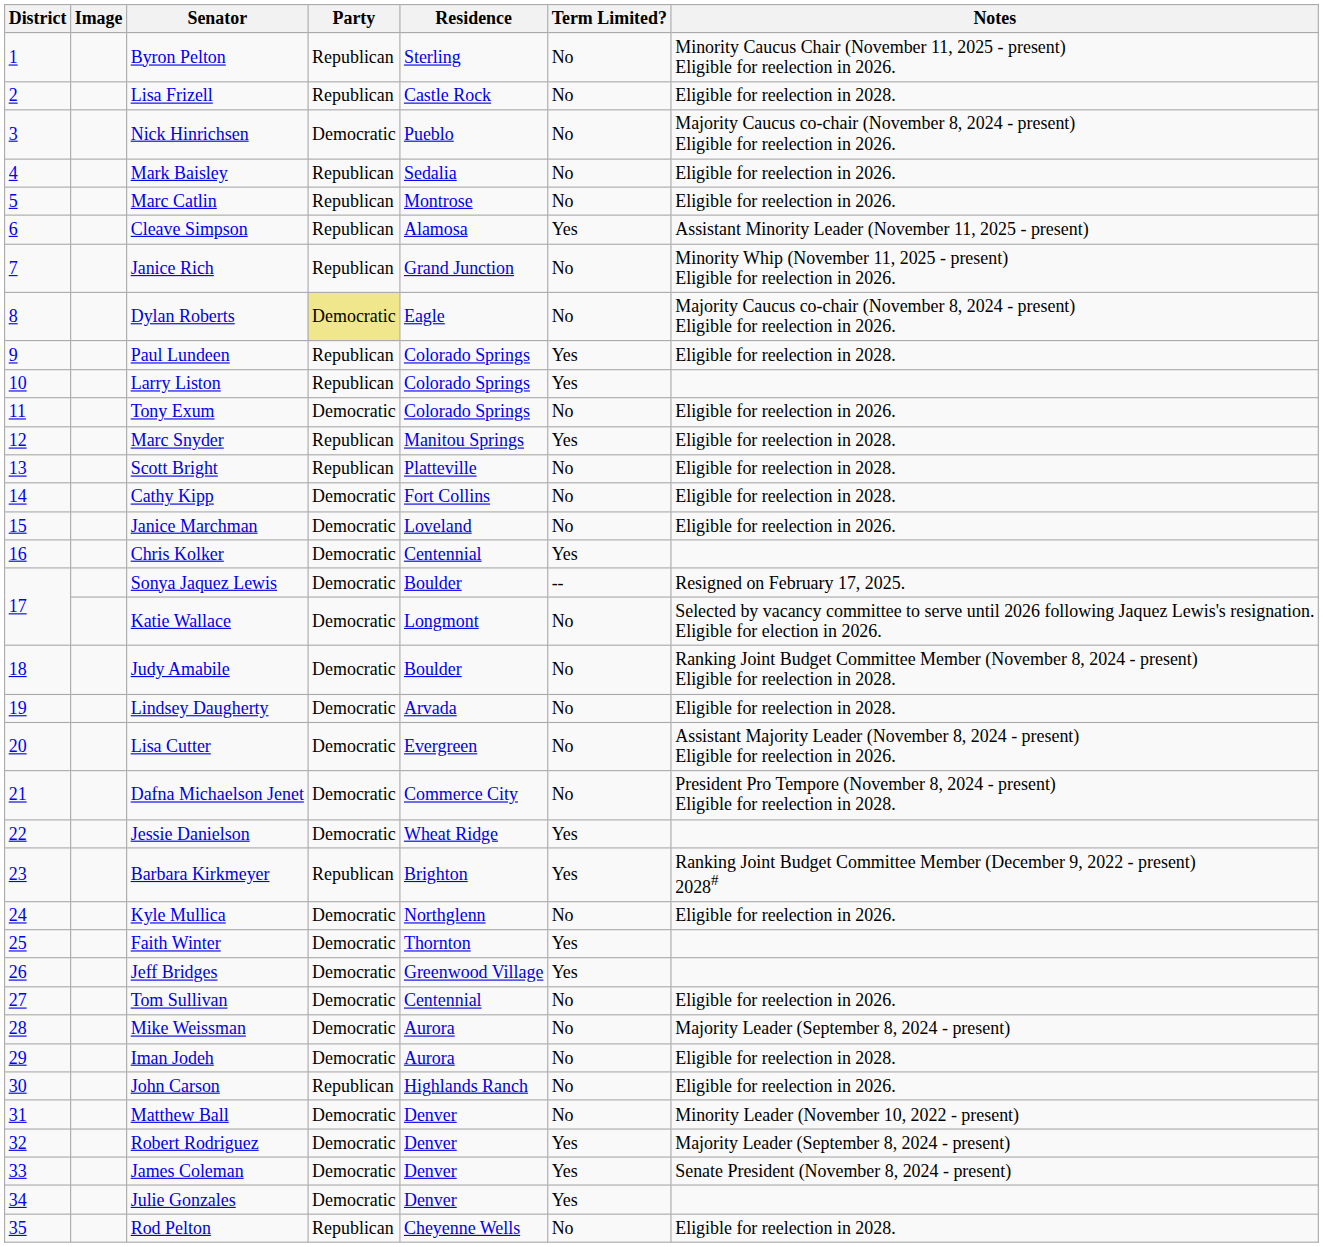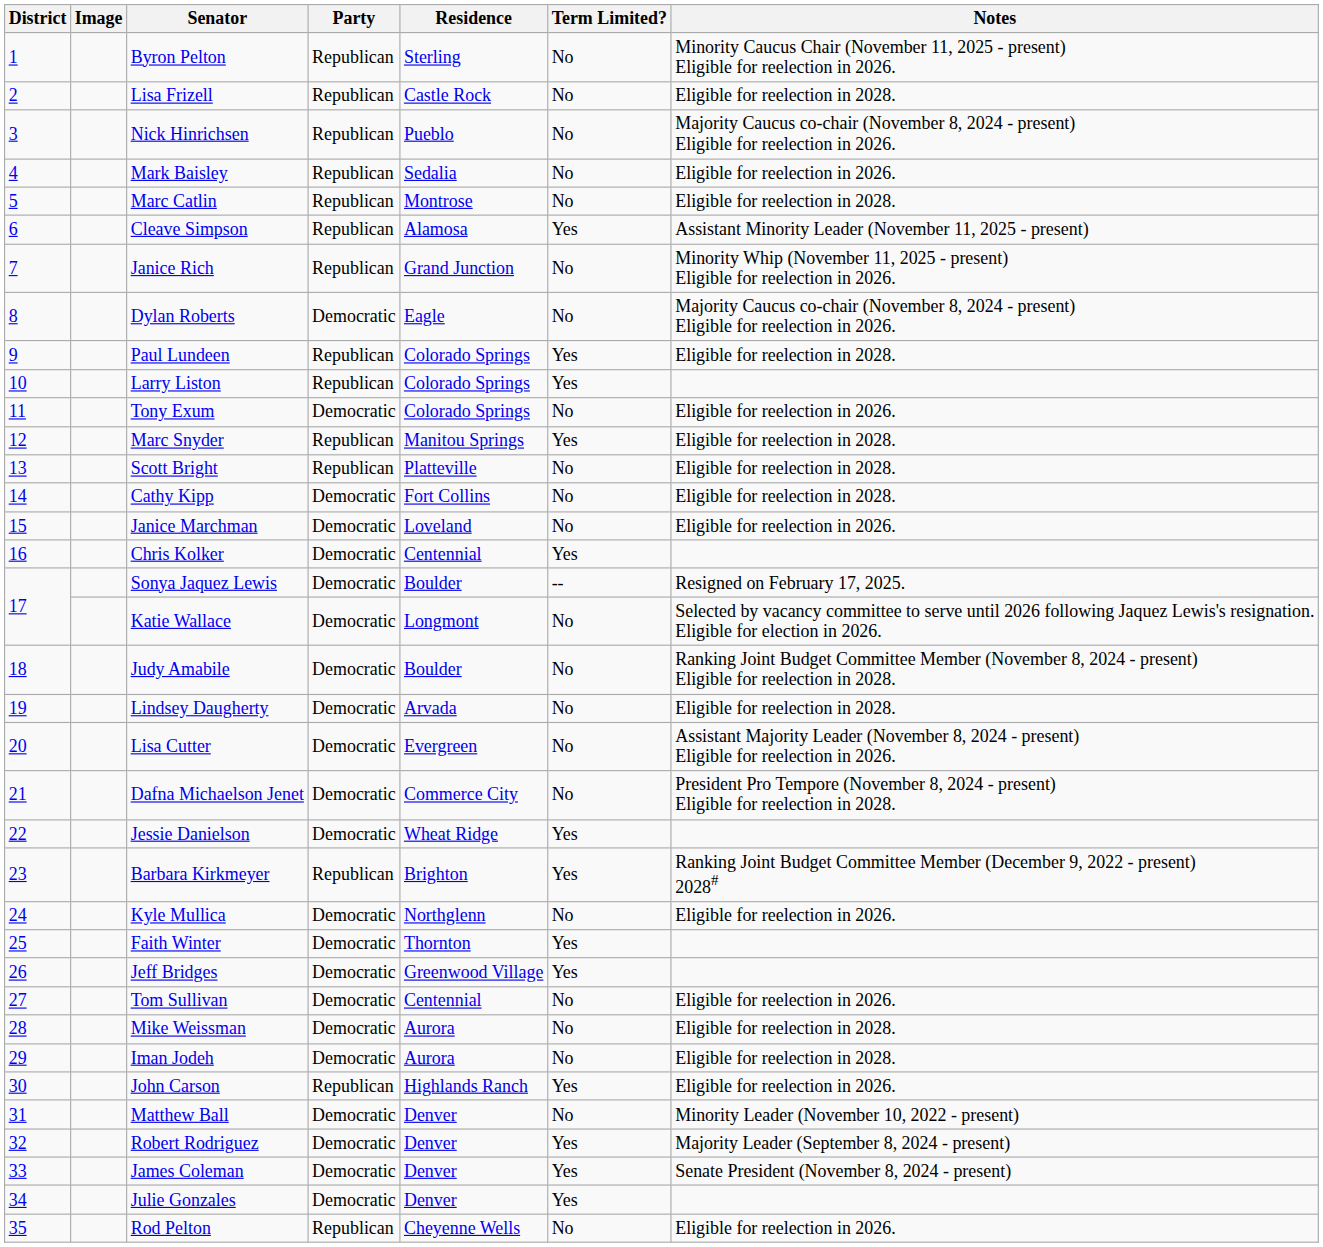(354, 134) Democratic -> (353, 134) Republican
(785, 201) Eligible for reelection in 2026. -> (785, 201) Eligible for reelection in 2028.
(354, 316) khaki background -> (354, 316) no background
(843, 1029) Majority Leader (September 8, 2024 - present) -> (785, 1029) Eligible for reelection in 2028.
(563, 1086) No -> (565, 1086) Yes
(785, 1228) Eligible for reelection in 2028. -> (785, 1228) Eligible for reelection in 2026.
